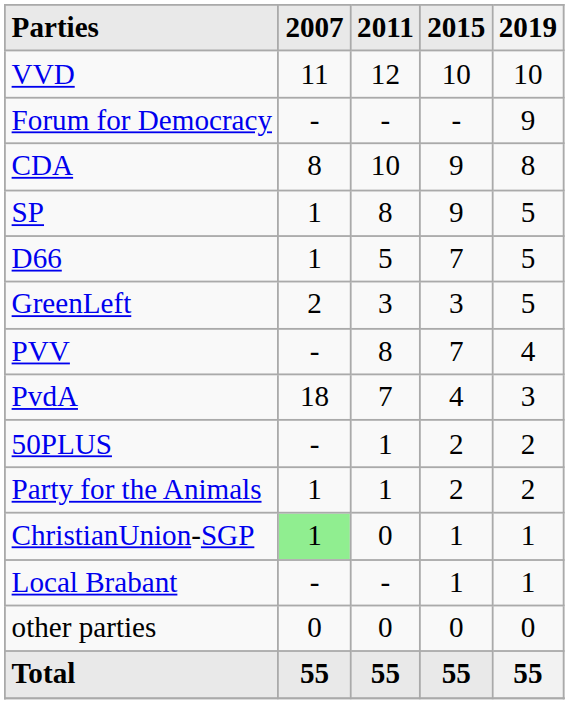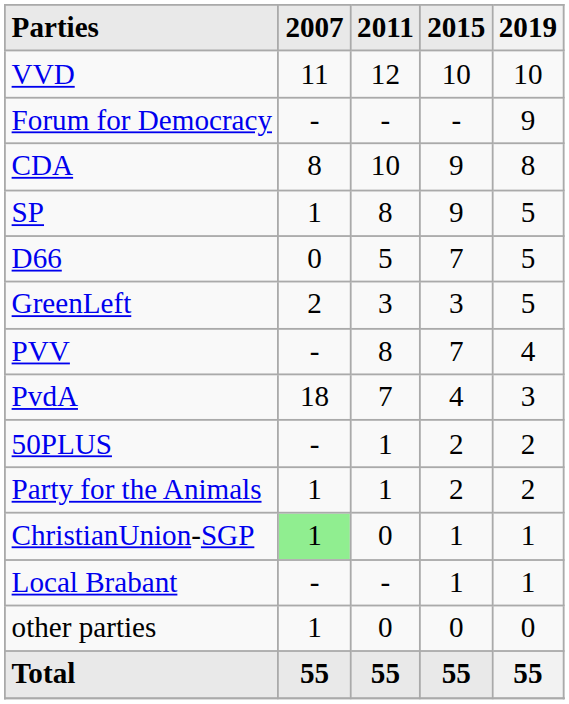(315, 258) 1 -> (315, 258) 0
(315, 627) 0 -> (315, 627) 1
